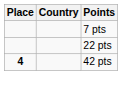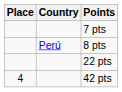+ row: (95, 45)
(20, 62) bold -> (20, 78) normal
